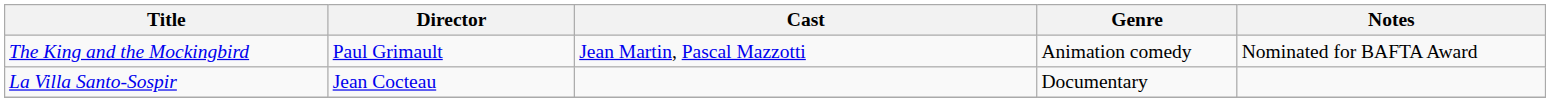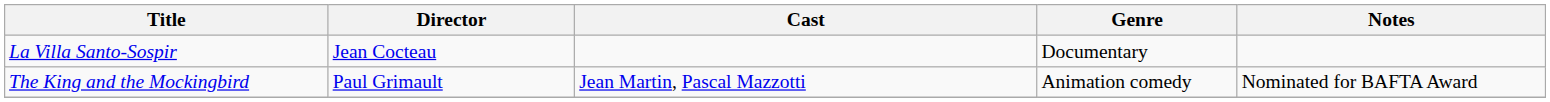rows swapped: (129, 50) <-> (93, 81)
